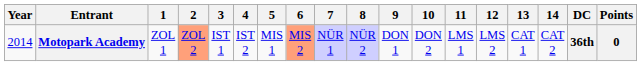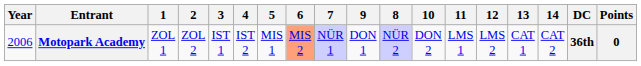columns swapped: (363, 14) <-> (395, 14)
(20, 42) 2014 -> (20, 42) 2006
(193, 42) lightsalmon background -> (193, 42) no background
